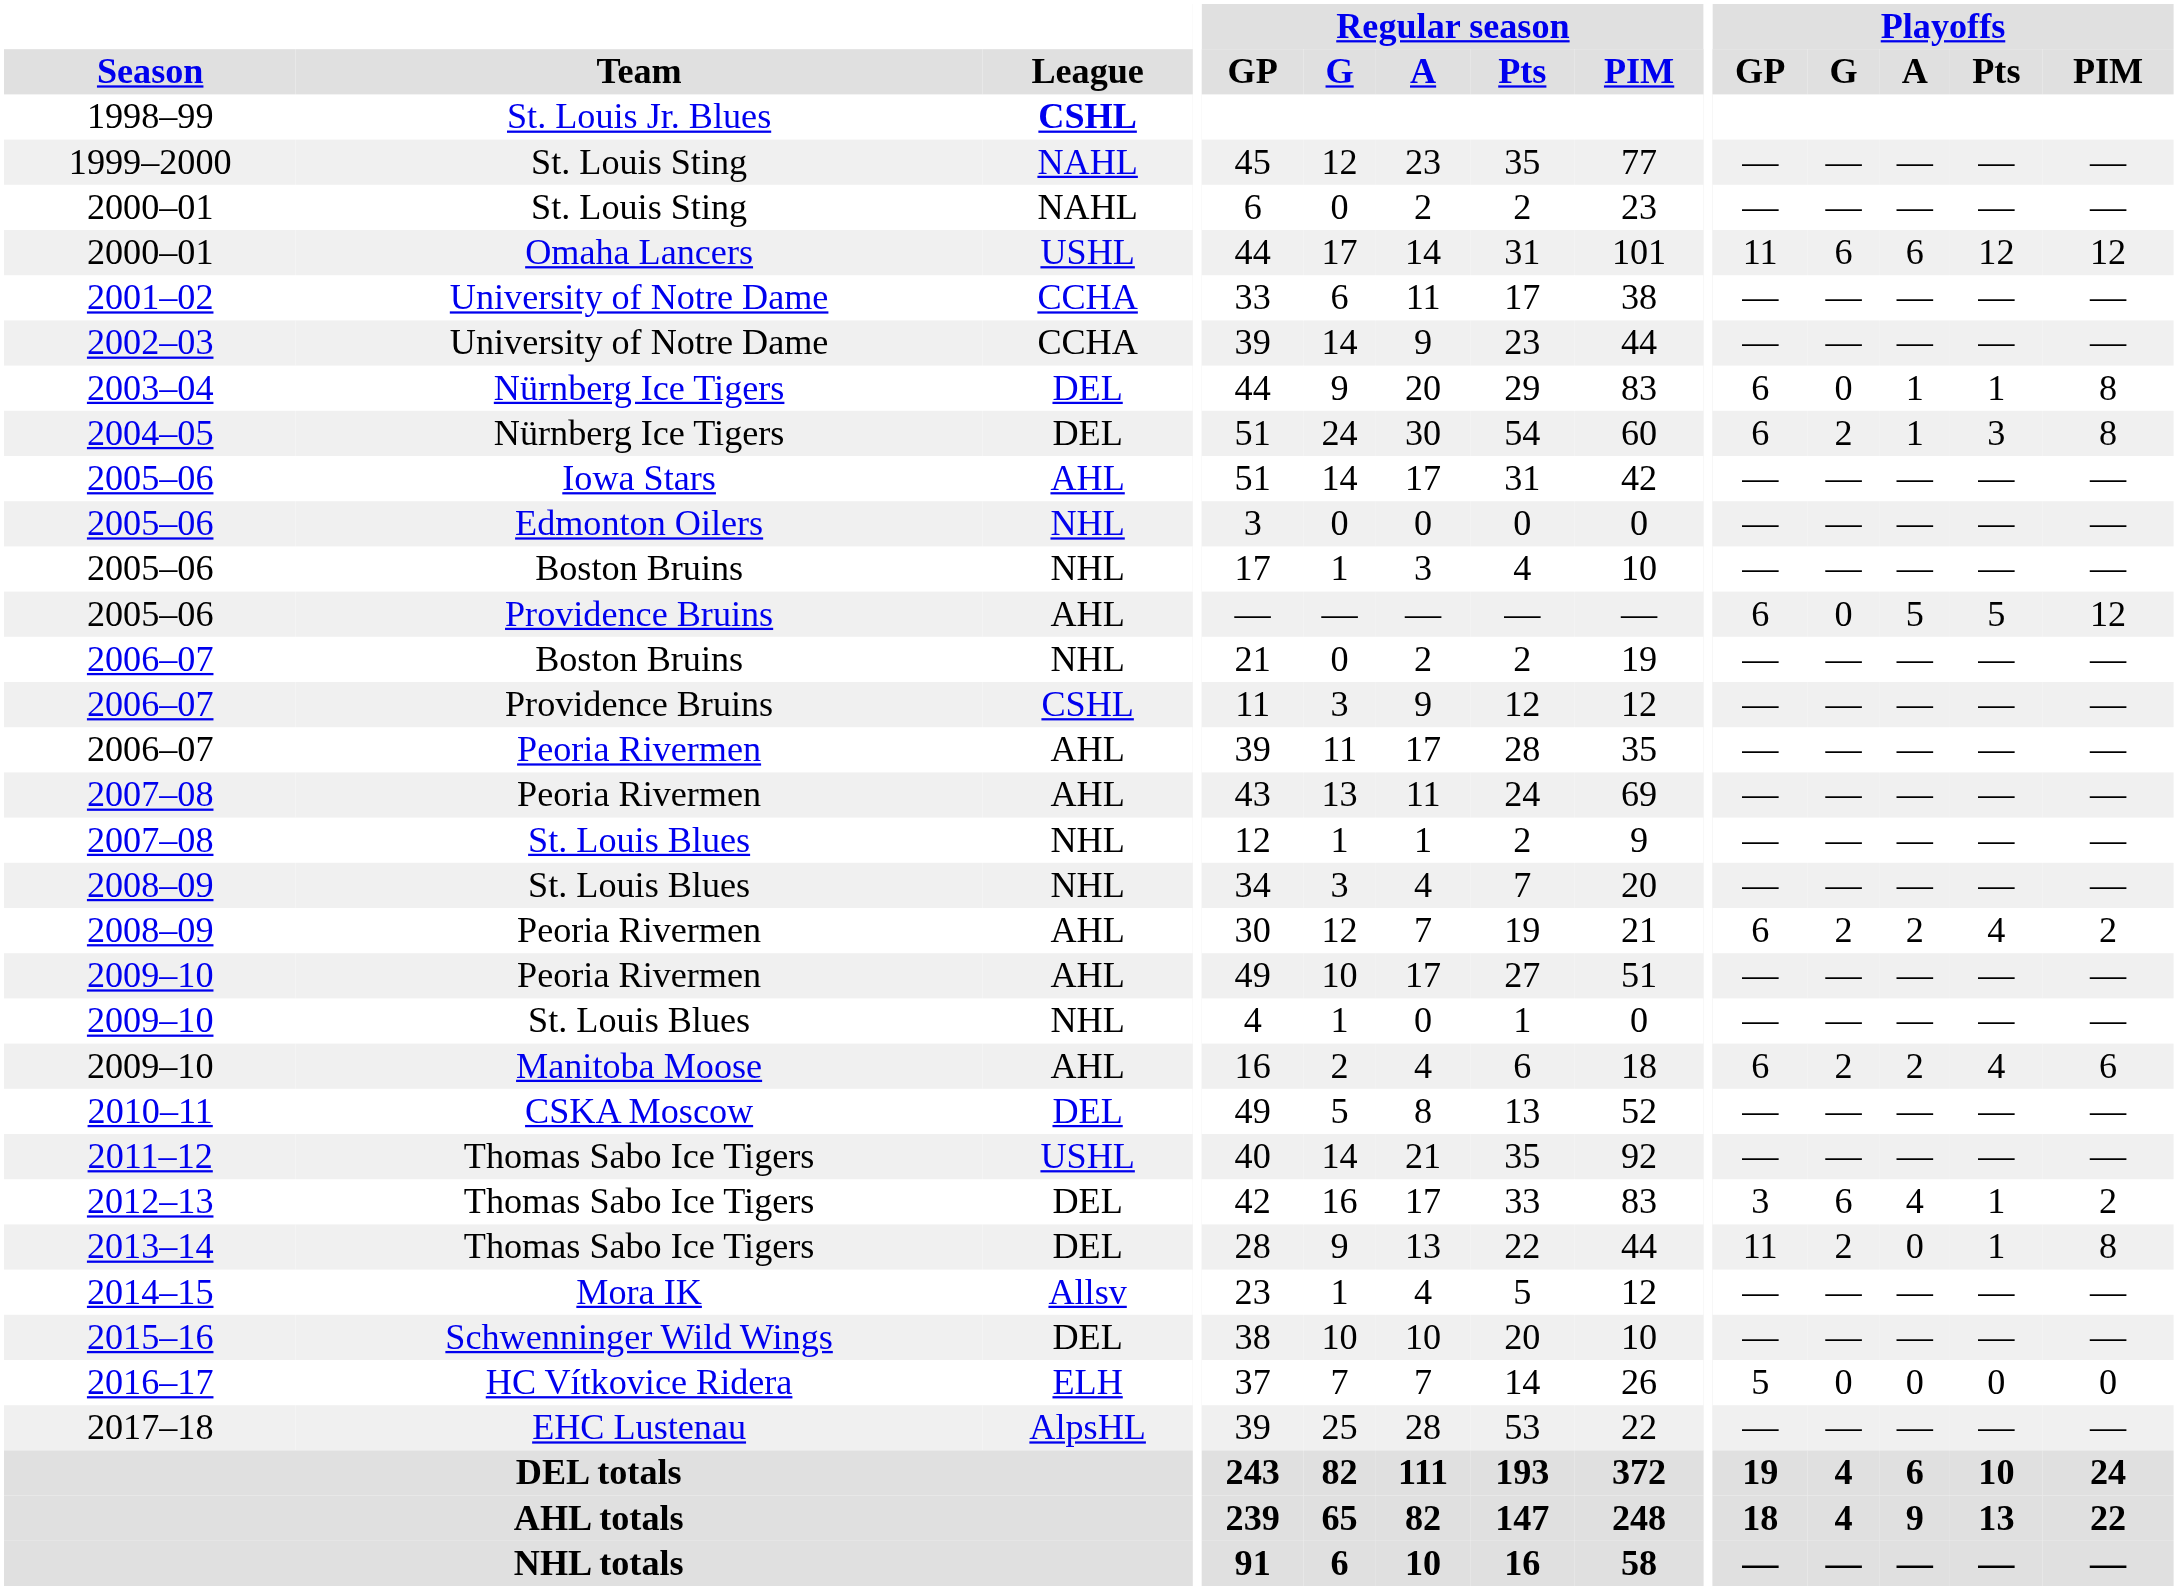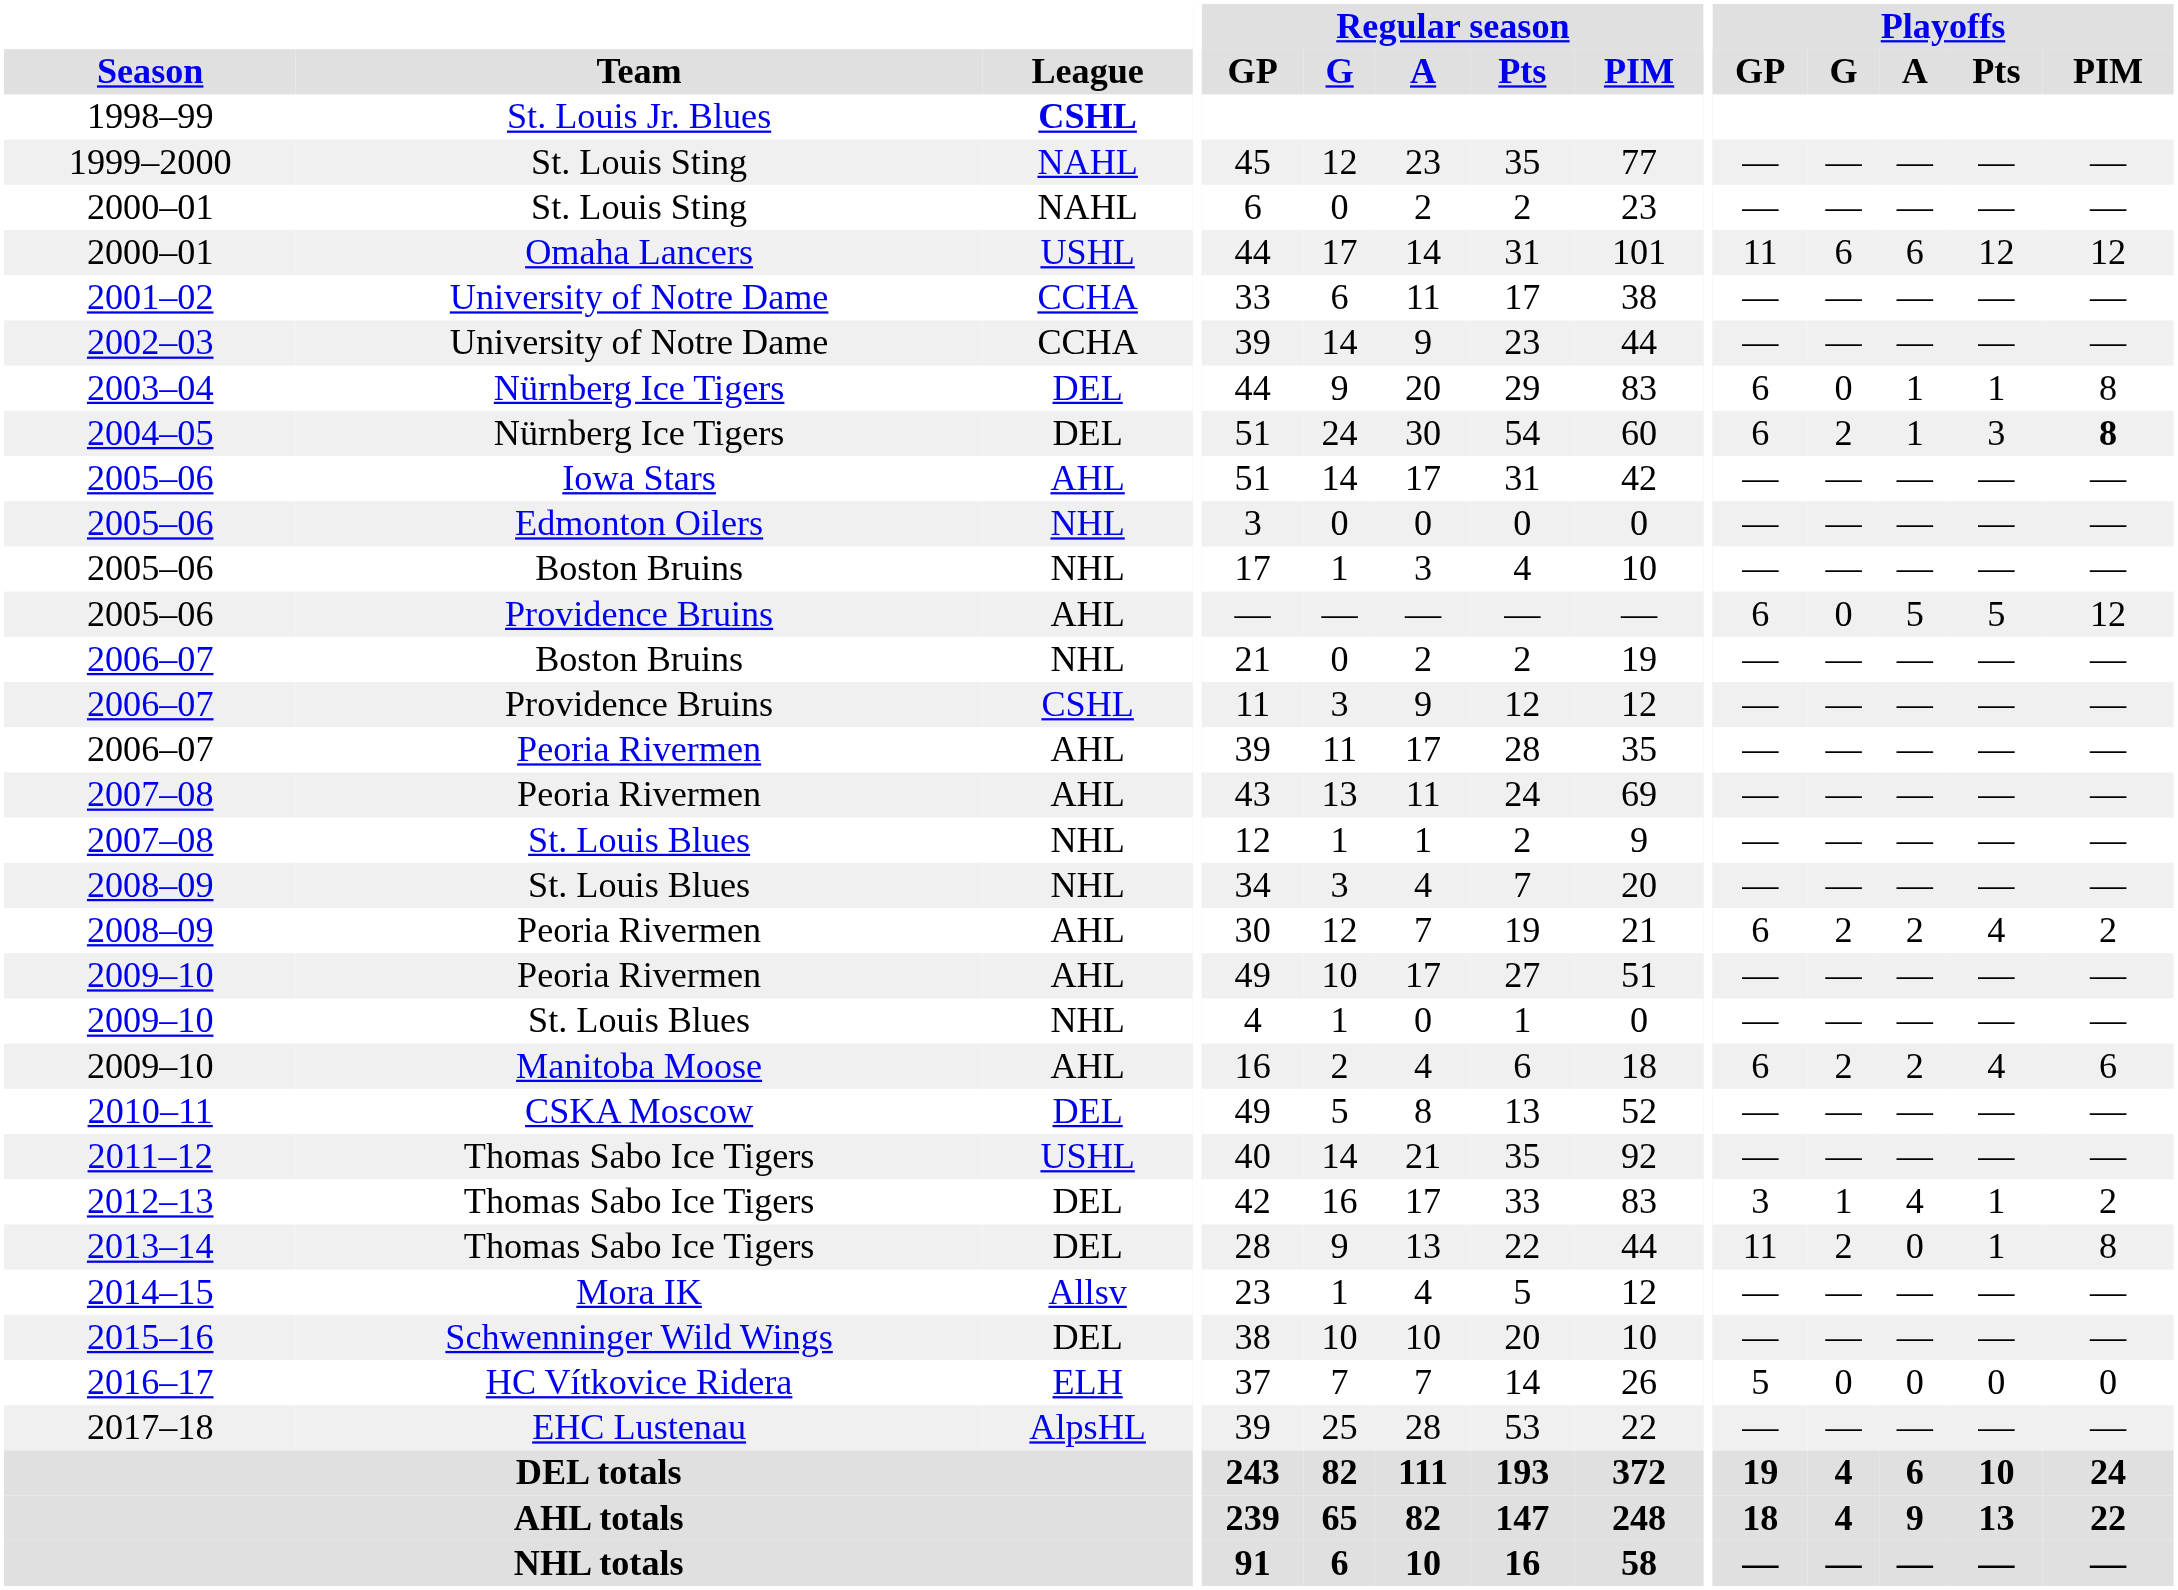(2108, 432) normal -> (2108, 432) bold
(1844, 1201) 6 -> (1844, 1201) 1
